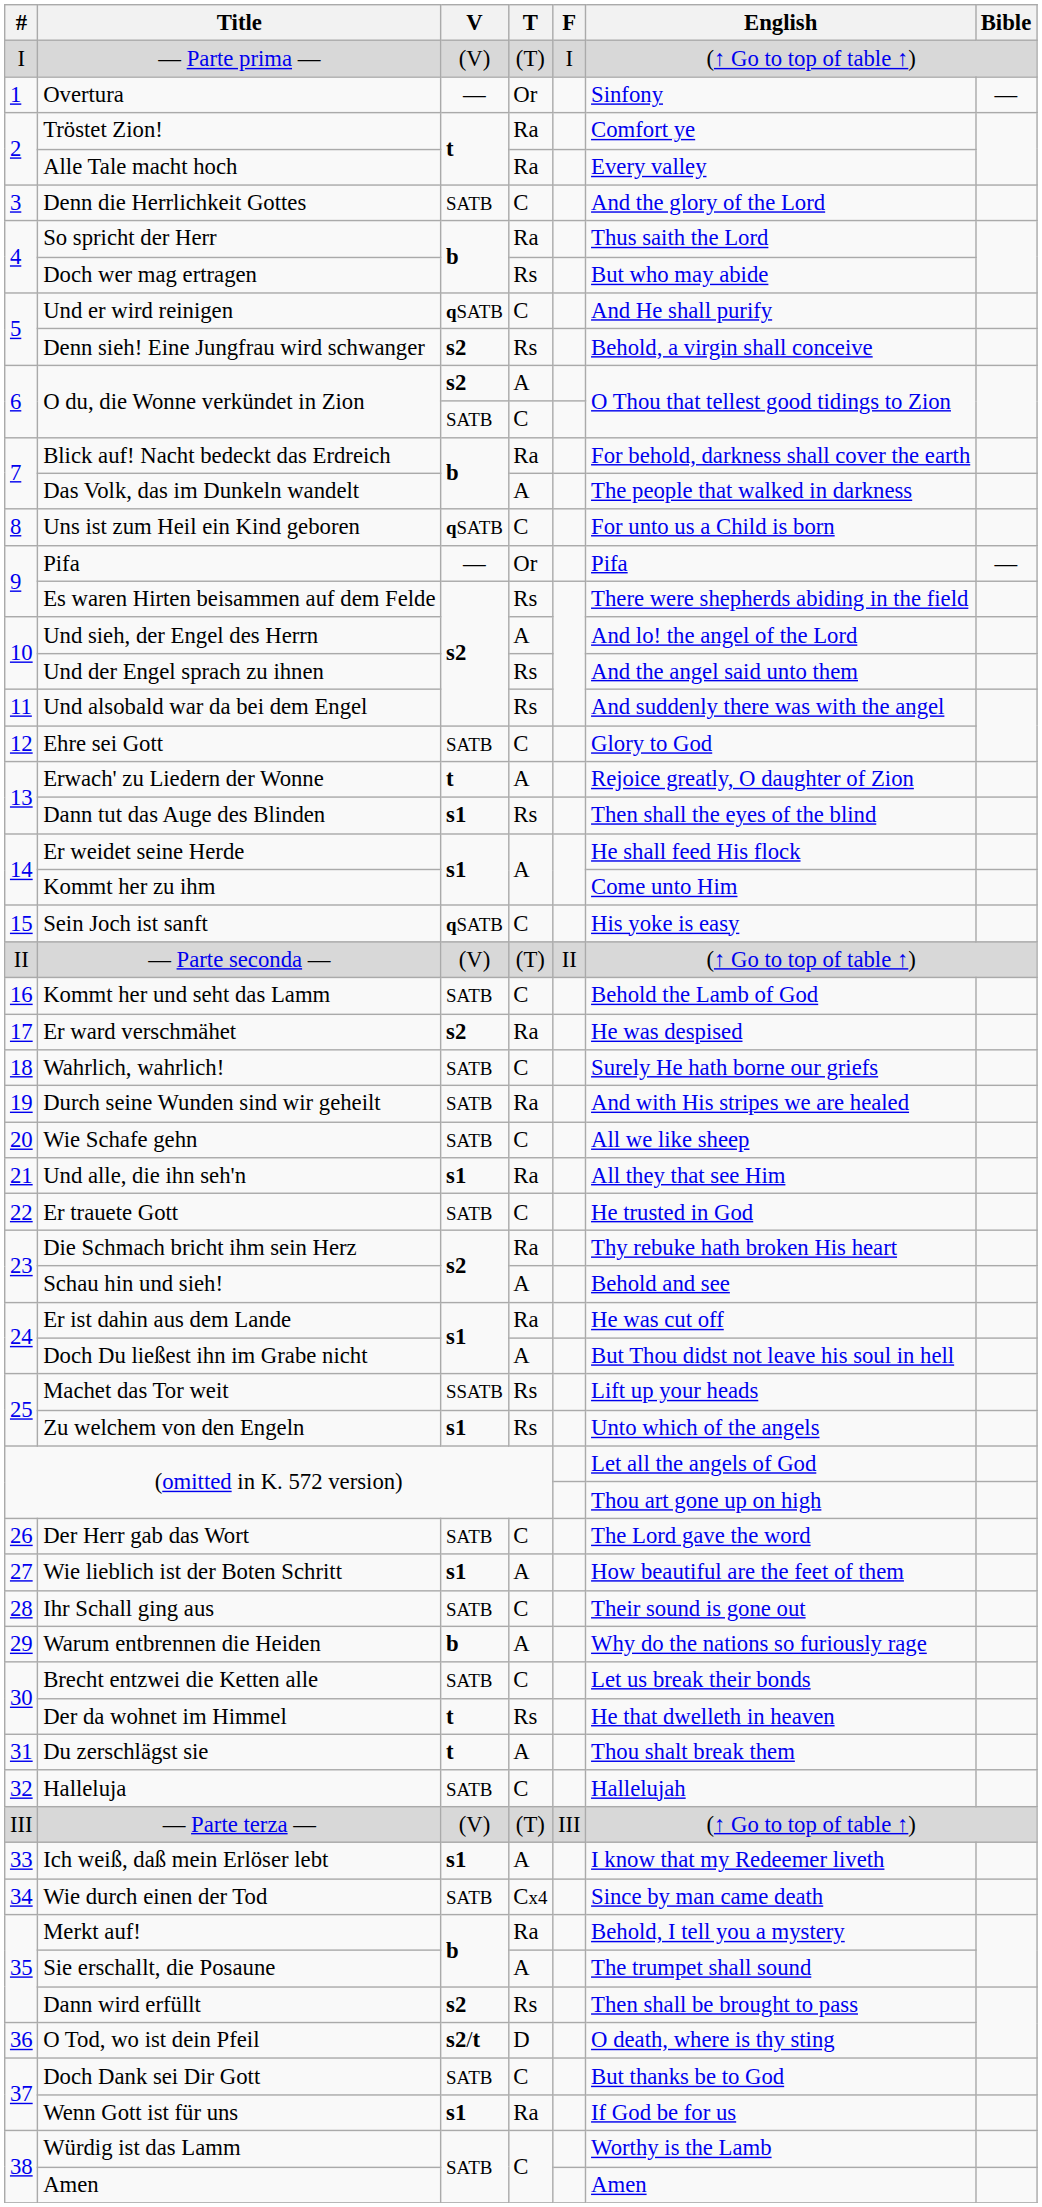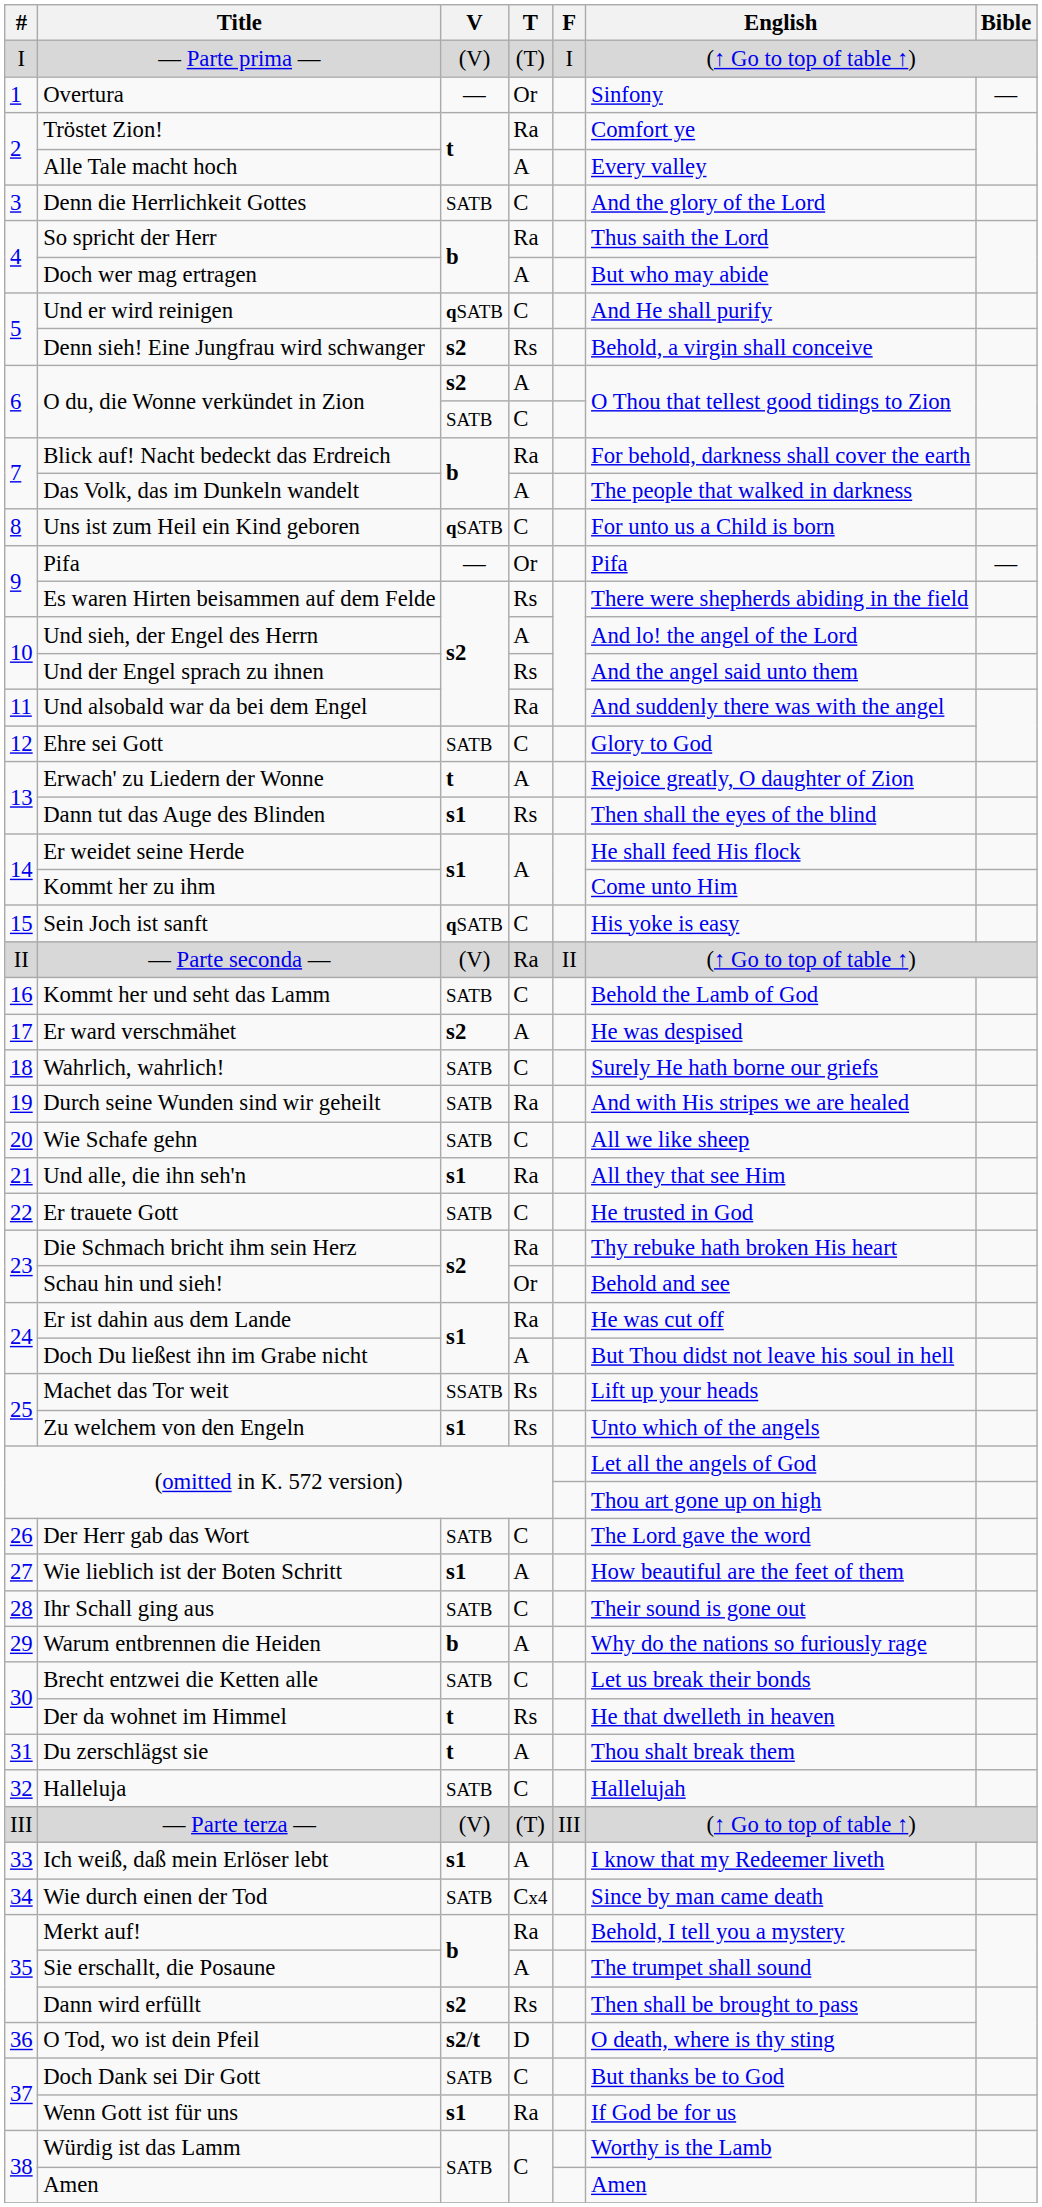(526, 166) Ra -> (522, 166) A
(525, 274) Rs -> (522, 274) A
(525, 707) Rs -> (526, 707) Ra
(530, 959) (T) -> (526, 959) Ra
(526, 1031) Ra -> (522, 1031) A
(522, 1283) A -> (525, 1283) Or
